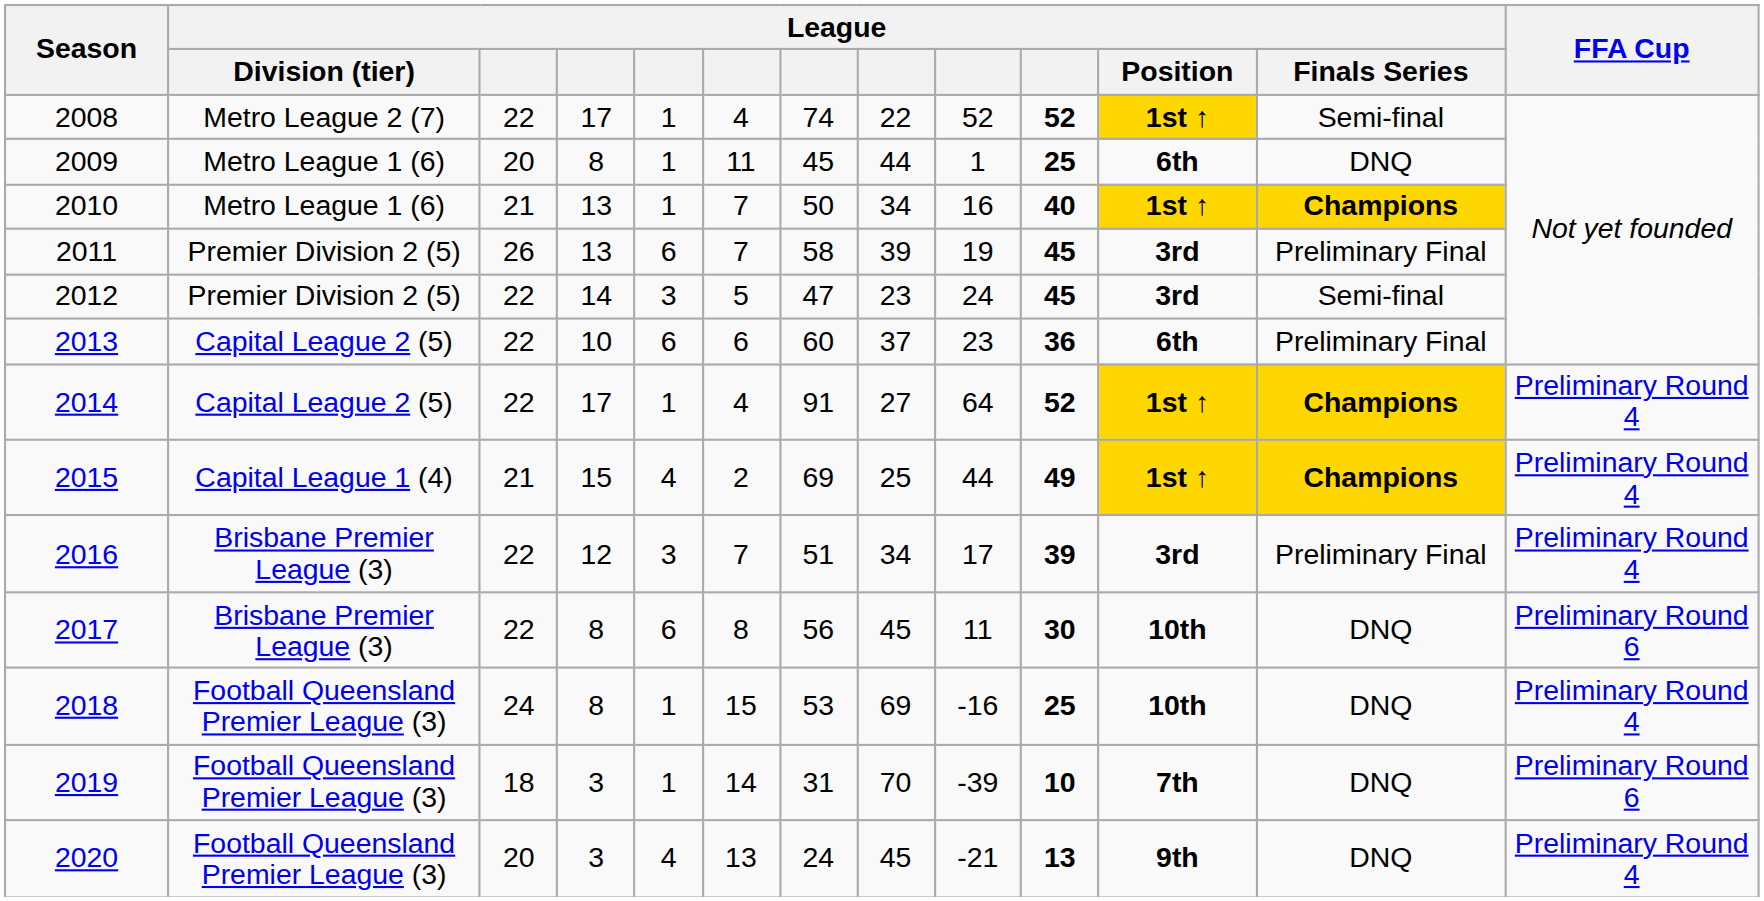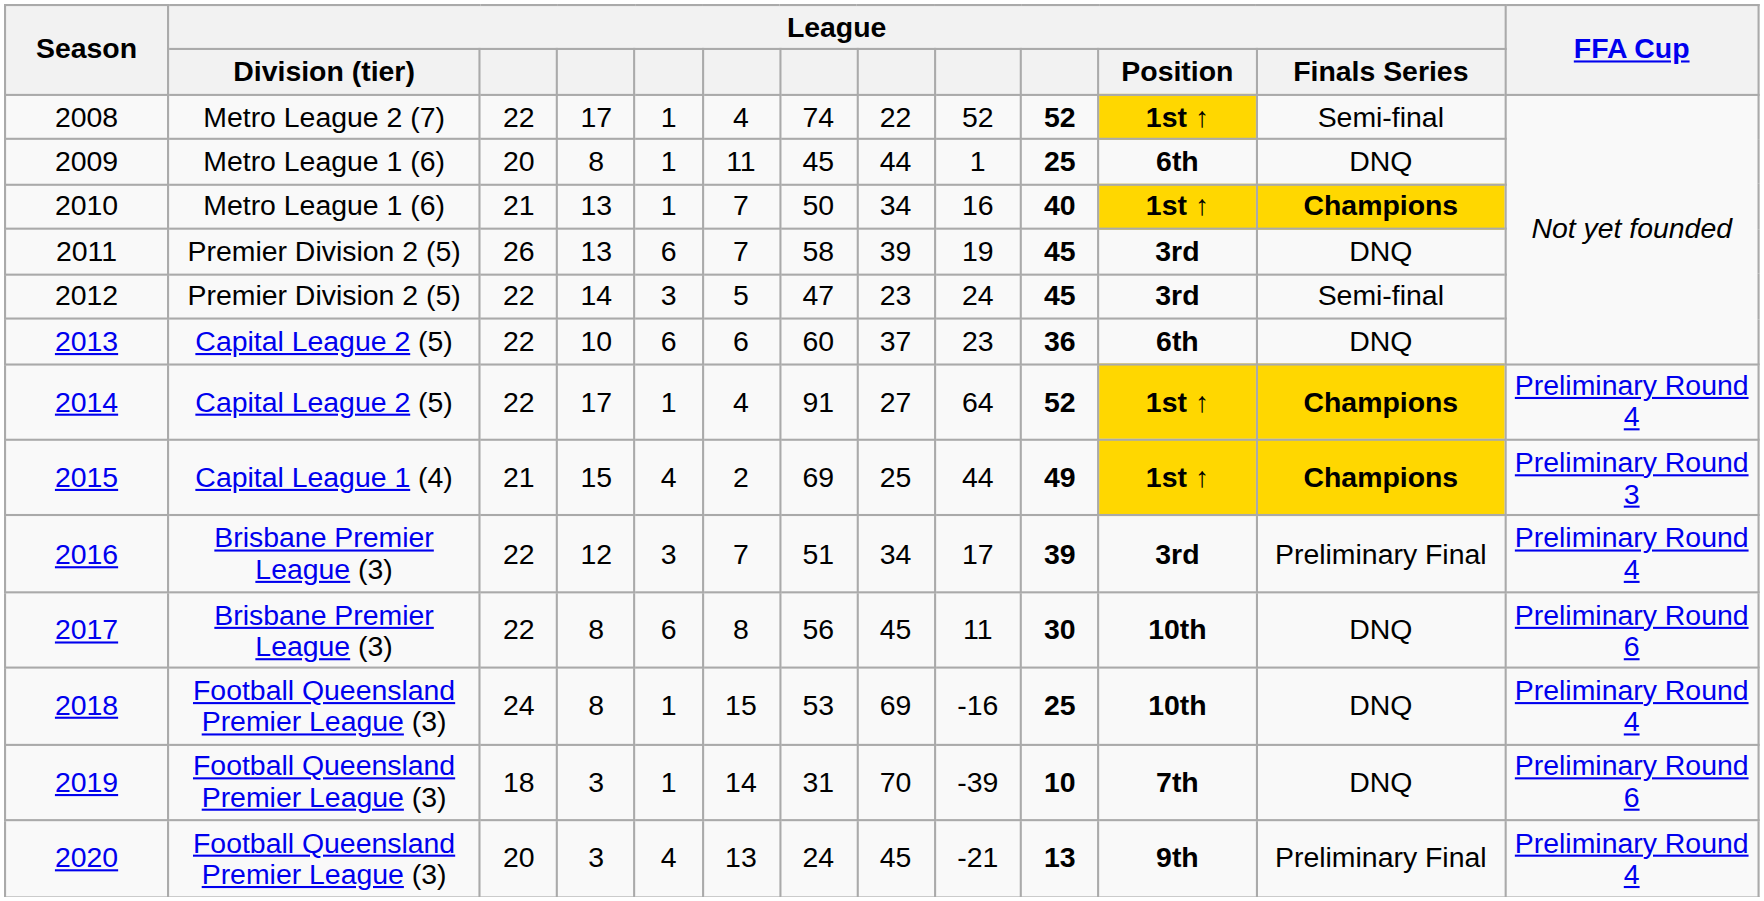(1381, 251) Preliminary Final -> (1381, 251) DNQ
(1381, 341) Preliminary Final -> (1381, 341) DNQ
(1632, 477) Preliminary Round 4 -> (1632, 477) Preliminary Round 3
(1381, 858) DNQ -> (1381, 858) Preliminary Final
